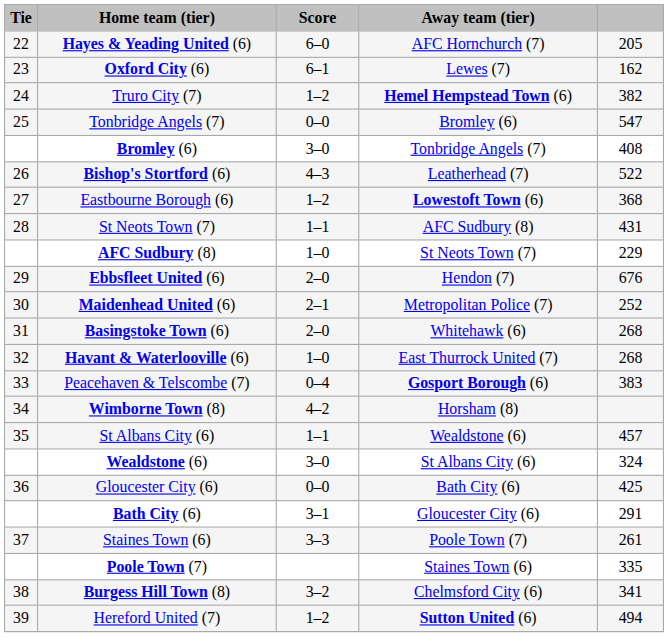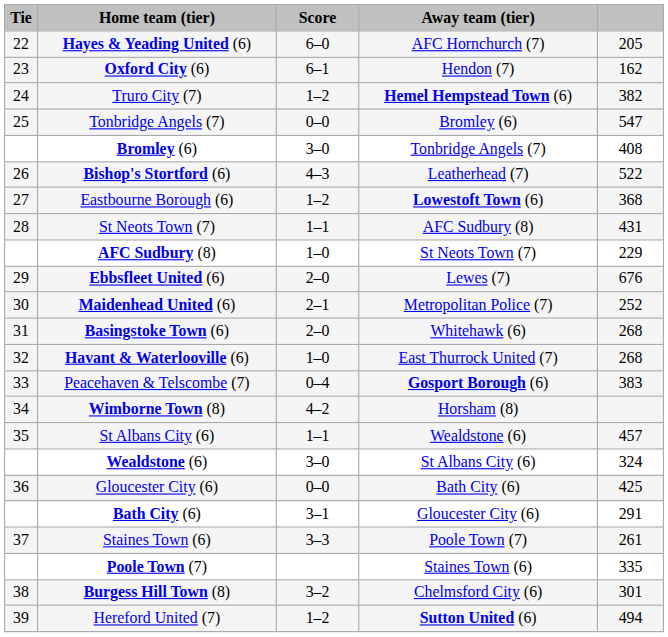(478, 70) Lewes (7) -> (478, 70) Hendon (7)
(478, 279) Hendon (7) -> (478, 279) Lewes (7)
(631, 592) 341 -> (631, 592) 301
